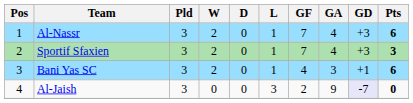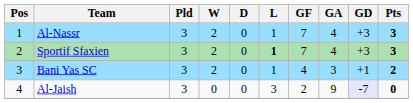(393, 32) 6 -> (393, 32) 3
(274, 51) normal -> (274, 51) bold
(393, 70) 6 -> (393, 70) 2
